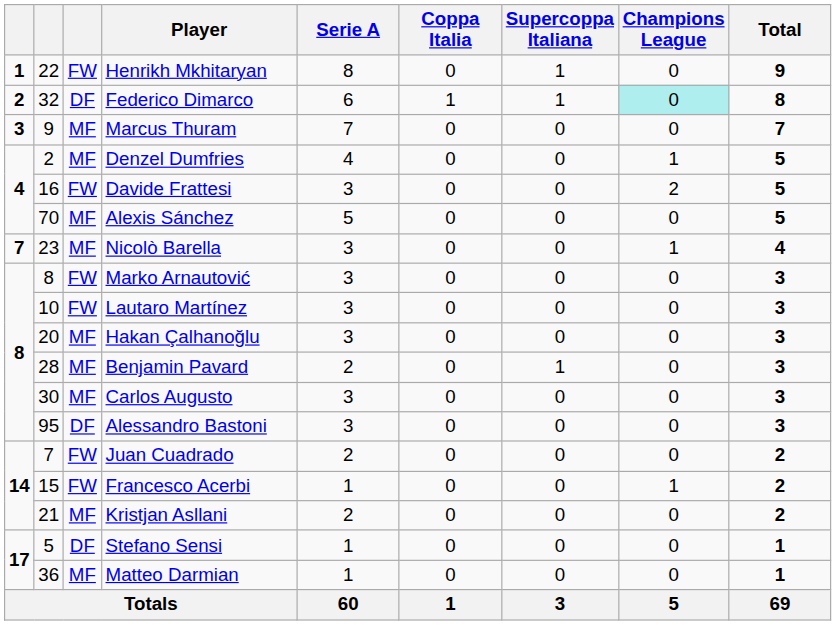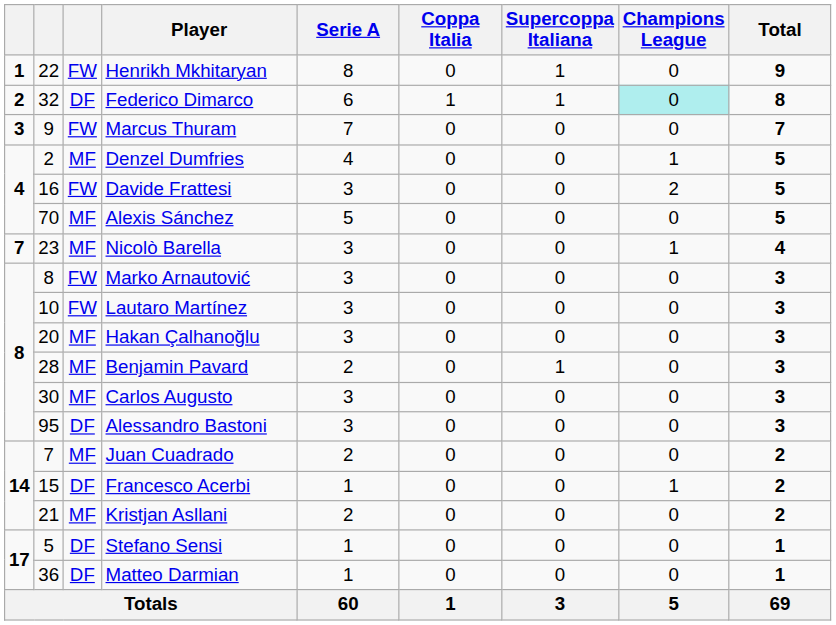(82, 129) MF -> (82, 129) FW
(82, 456) FW -> (82, 456) MF
(82, 485) FW -> (82, 485) DF
(82, 574) MF -> (82, 574) DF
